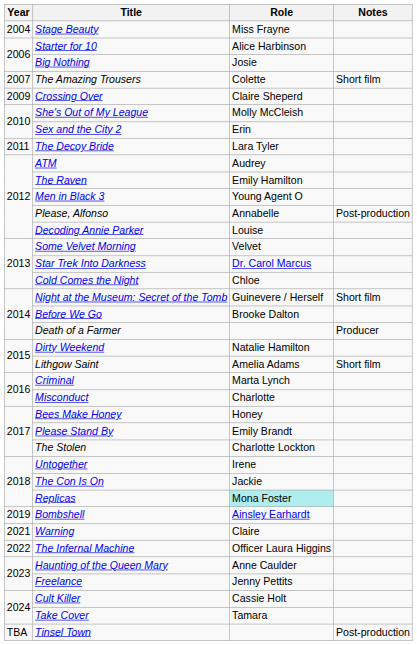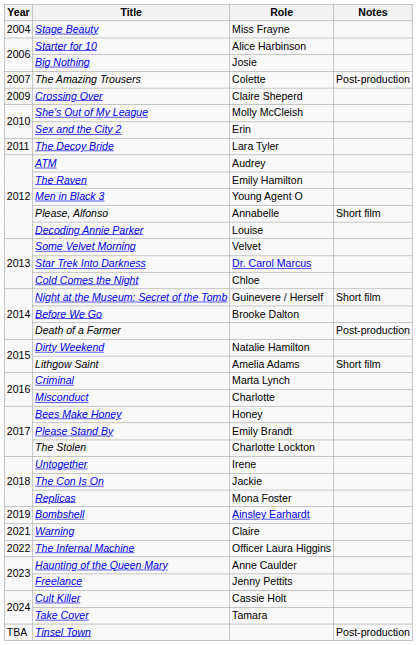(358, 79) Short film -> (373, 79) Post-production
(373, 213) Post-production -> (358, 213) Short film
(357, 331) Producer -> (373, 331) Post-production
(262, 498) paleturquoise background -> (262, 498) no background
